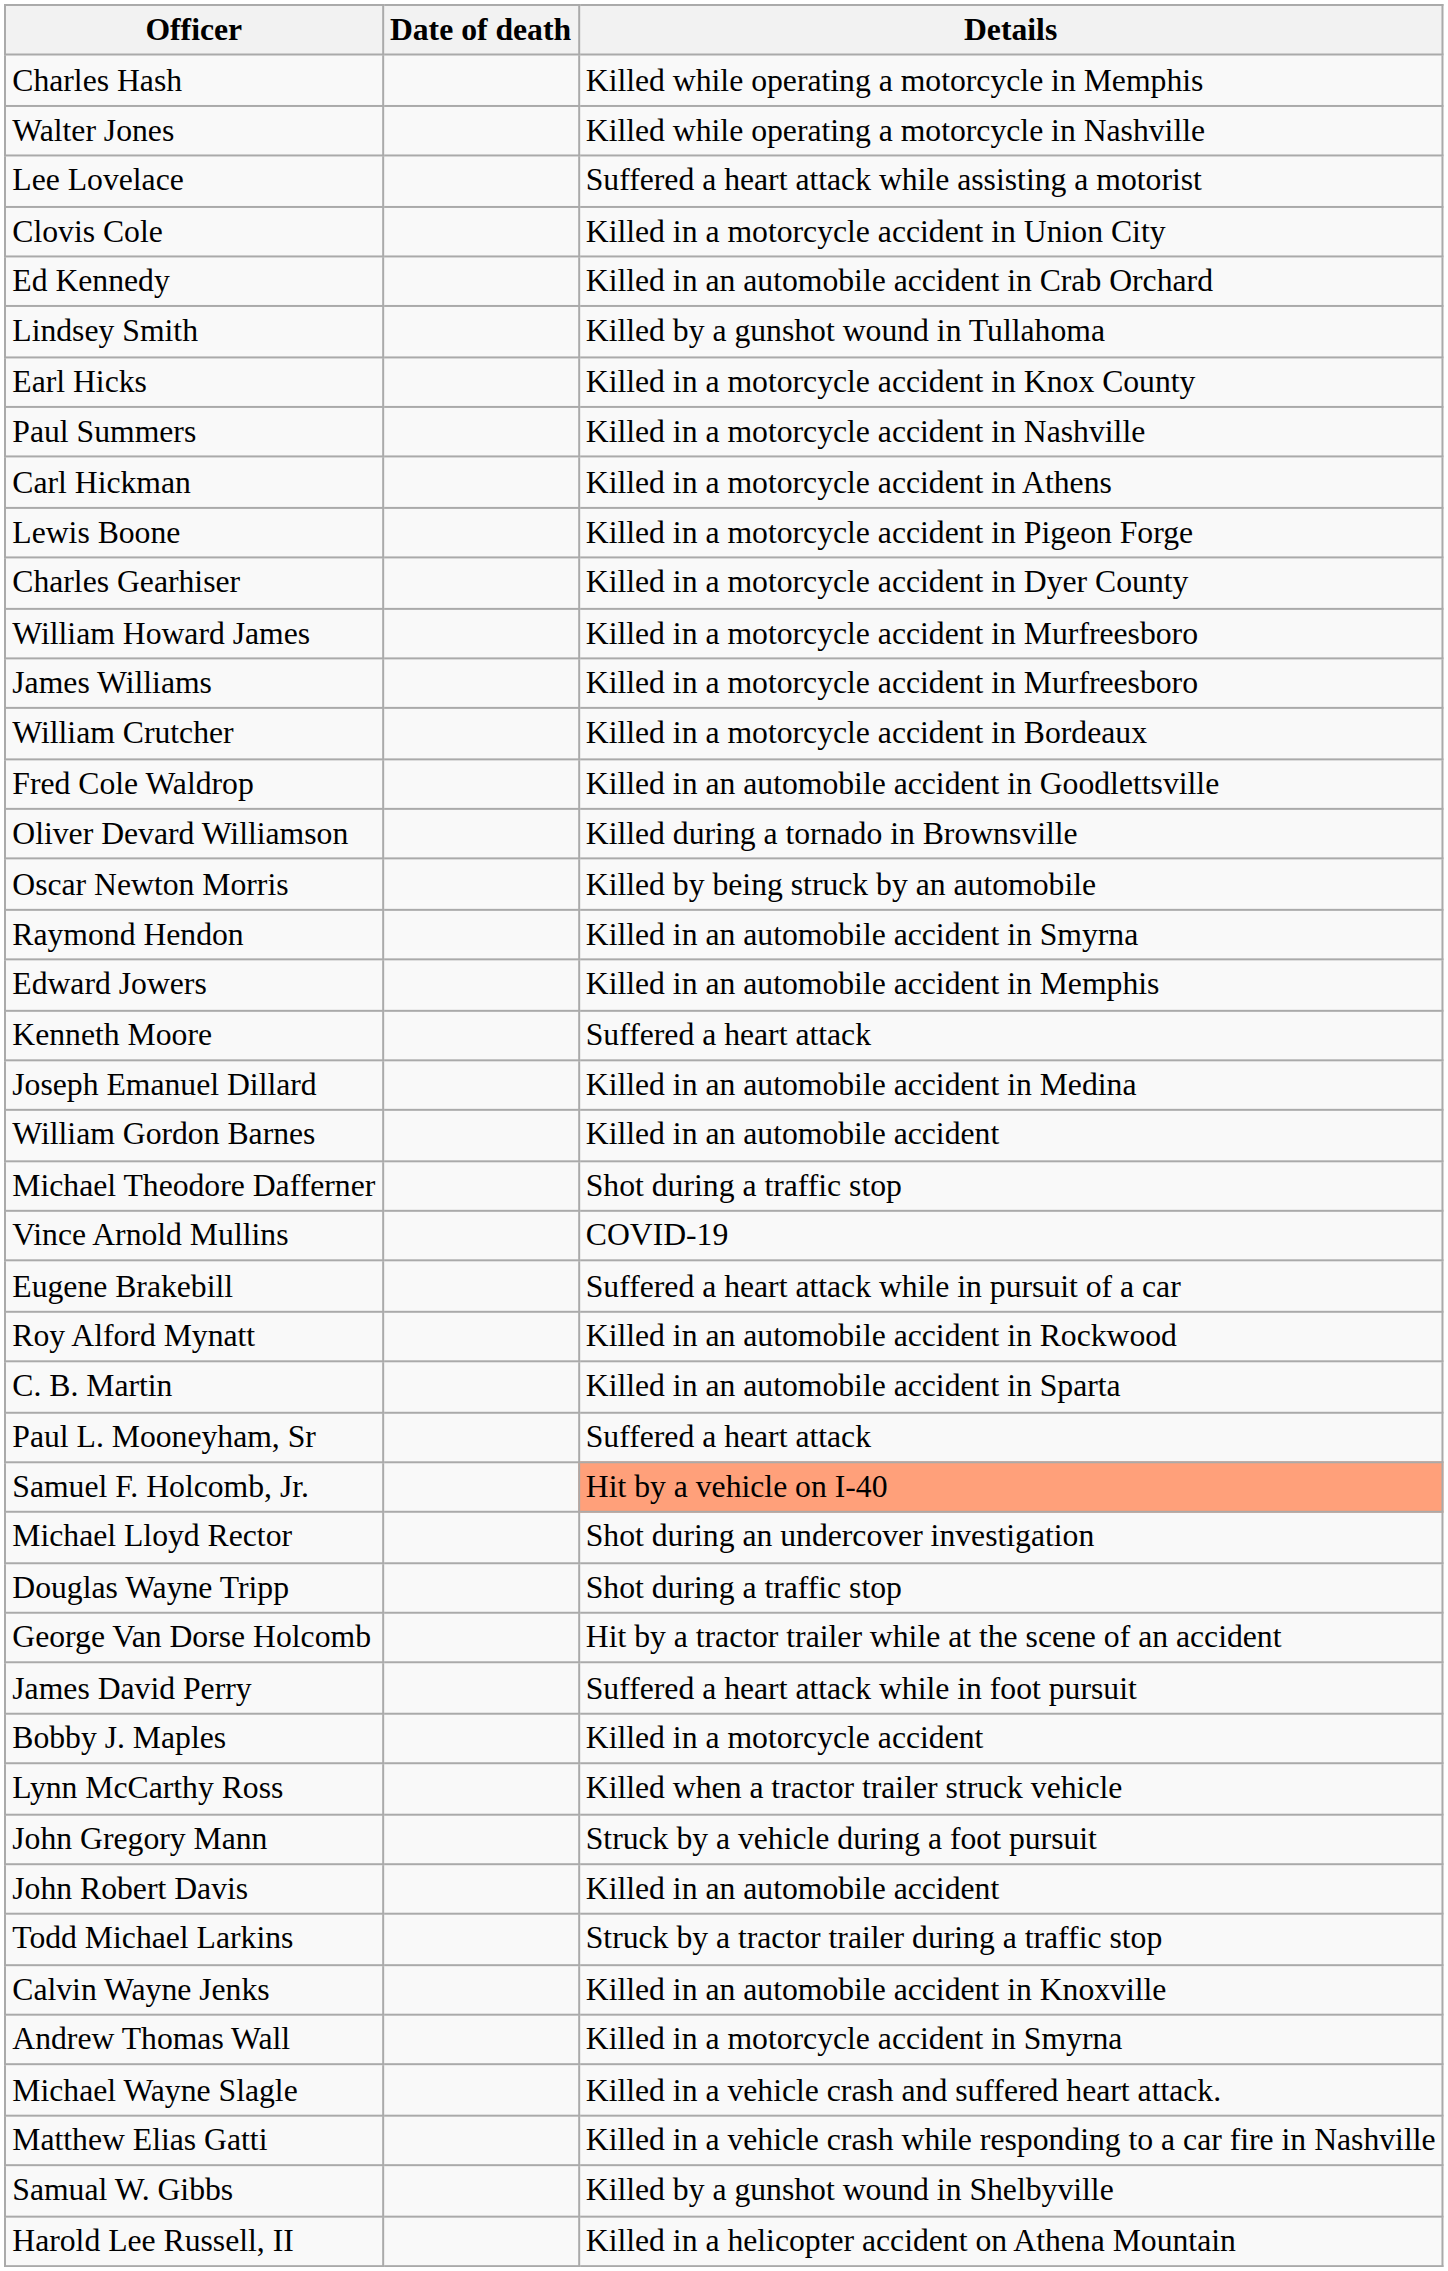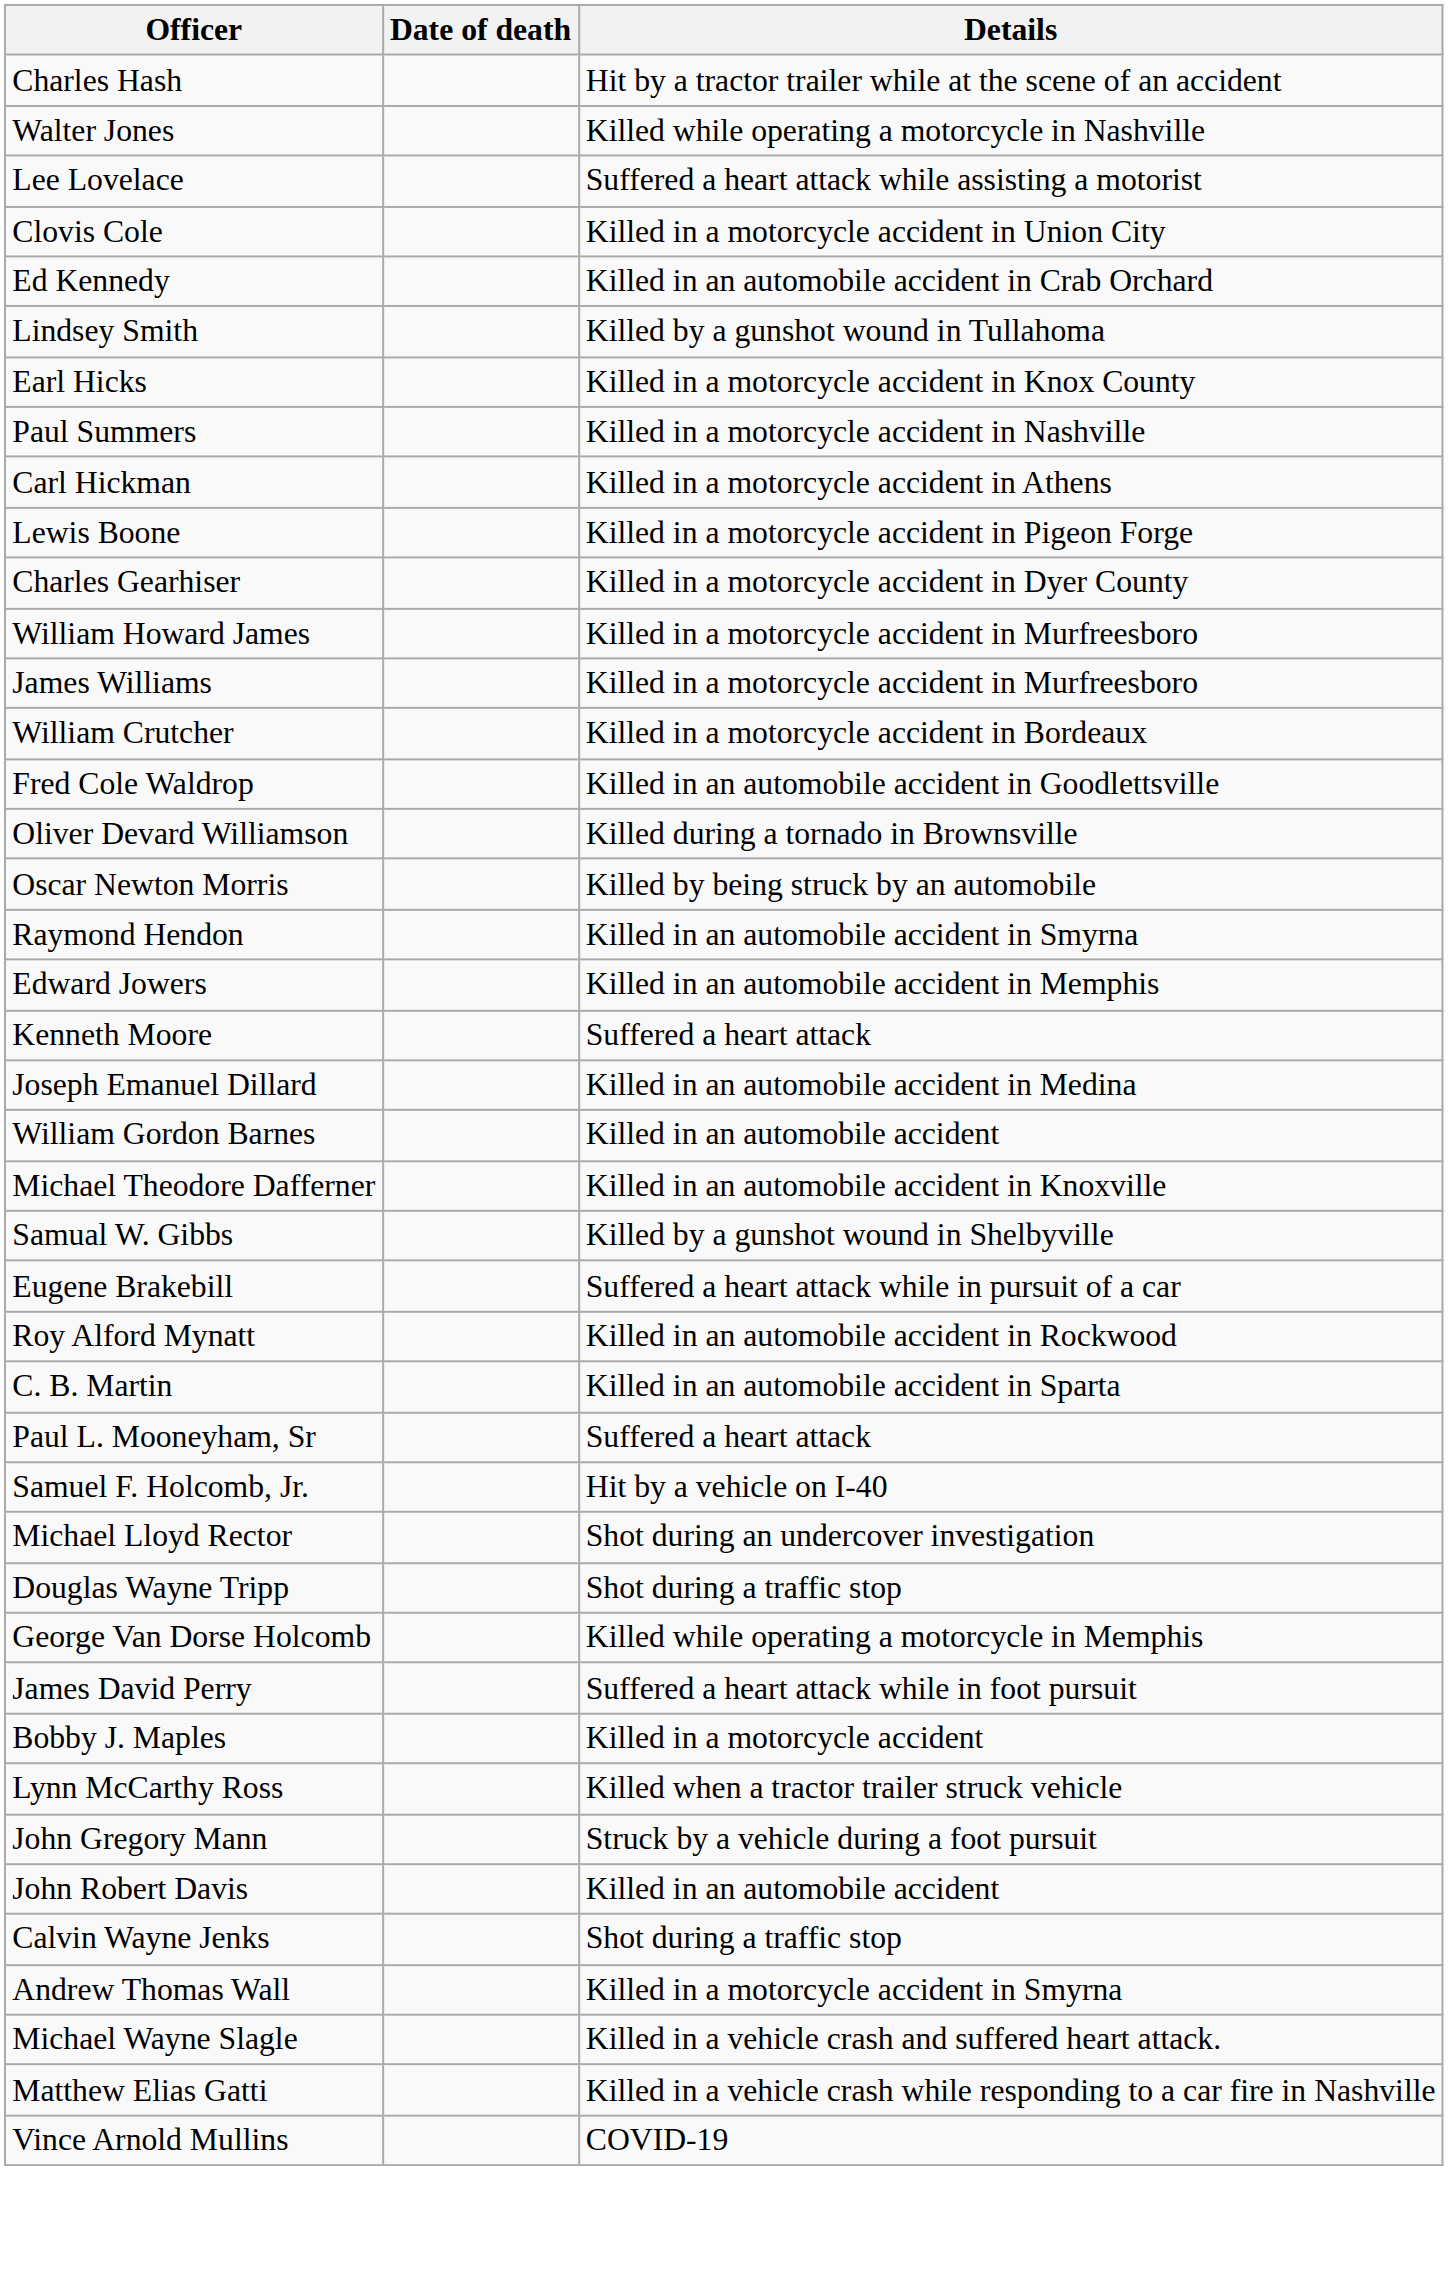(895, 79) Killed while operating a motorcycle in Memphis -> (934, 79) Hit by a tractor trailer while at the scene of an accident
(744, 1185) Shot during a traffic stop -> (876, 1185) Killed in an automobile accident in Knoxville
rows swapped: (123, 2190) <-> (150, 1235)
(737, 1486) lightsalmon background -> (737, 1486) no background
(934, 1637) Hit by a tractor trailer while at the scene of an accident -> (895, 1637) Killed while operating a motorcycle in Memphis
- row: (153, 1938)
(876, 1989) Killed in an automobile accident in Knoxville -> (744, 1938) Shot during a traffic stop
- row: (153, 2240)
